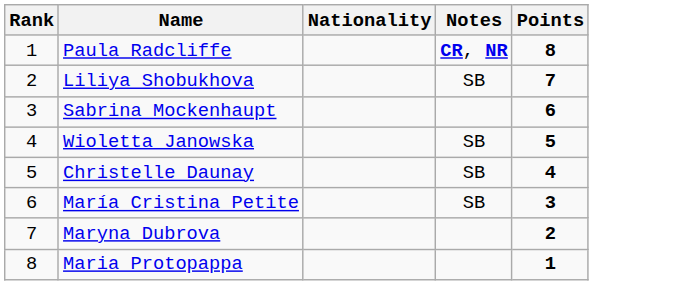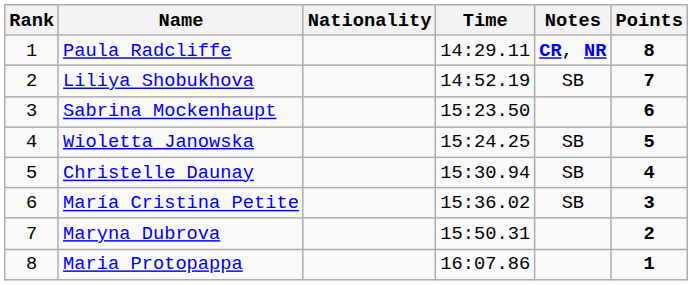+ column: (485, 20)
